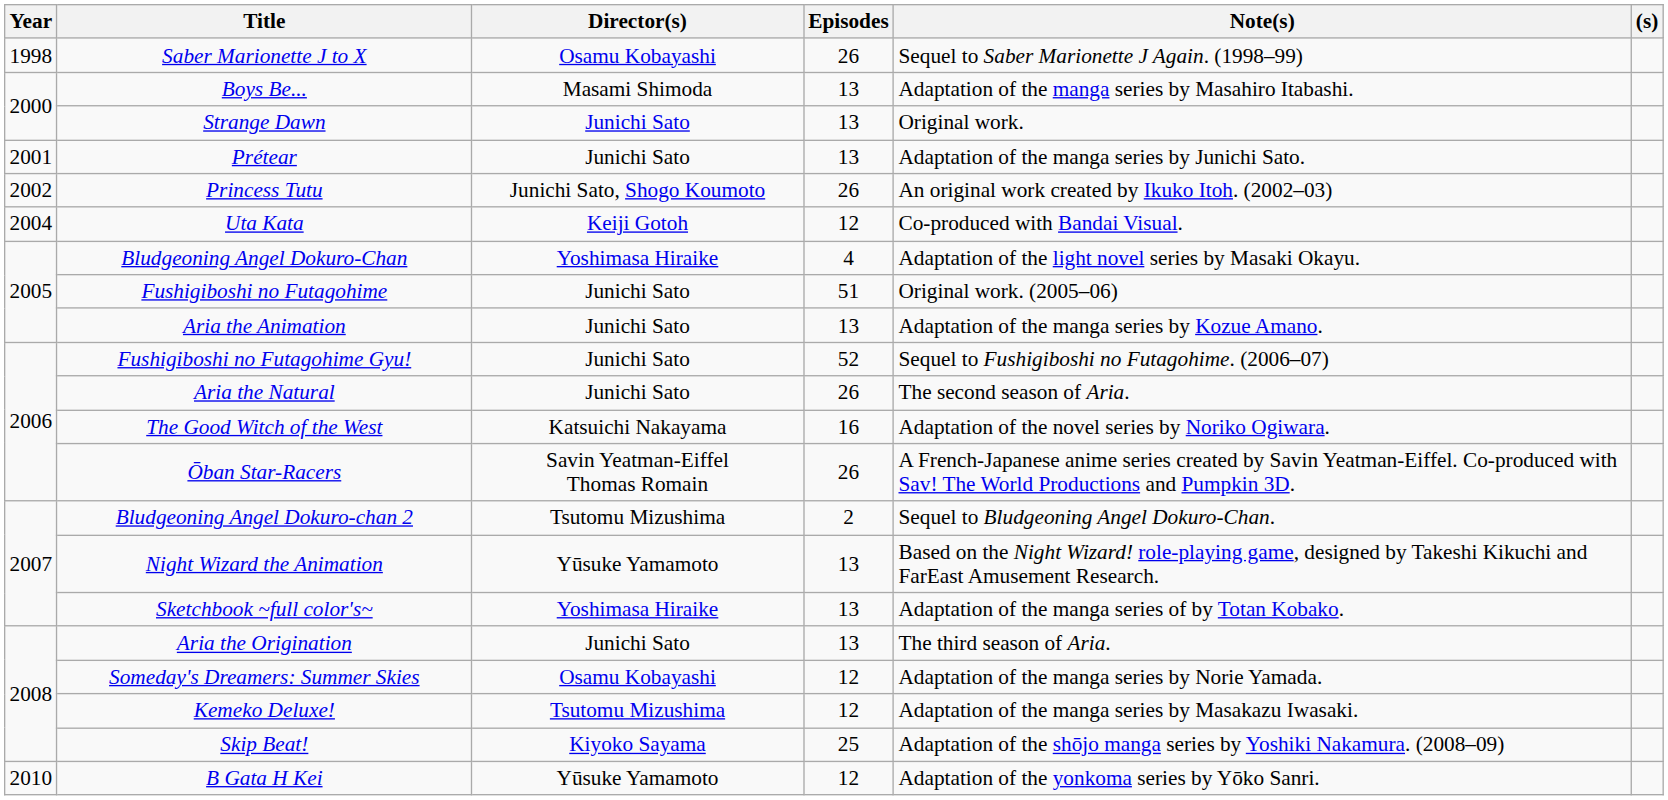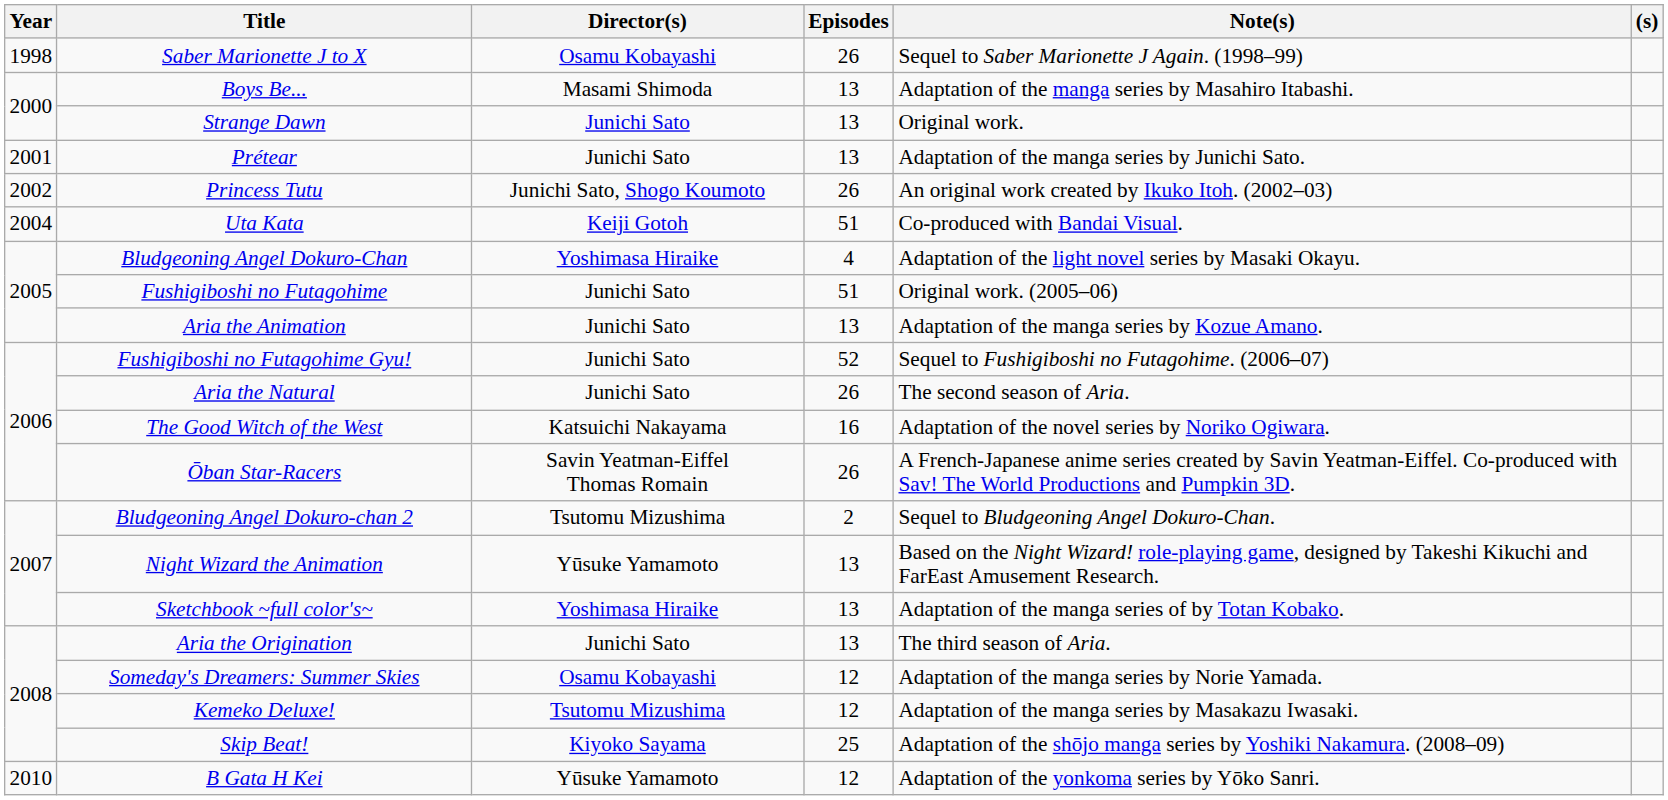(848, 223) 12 -> (848, 223) 51
